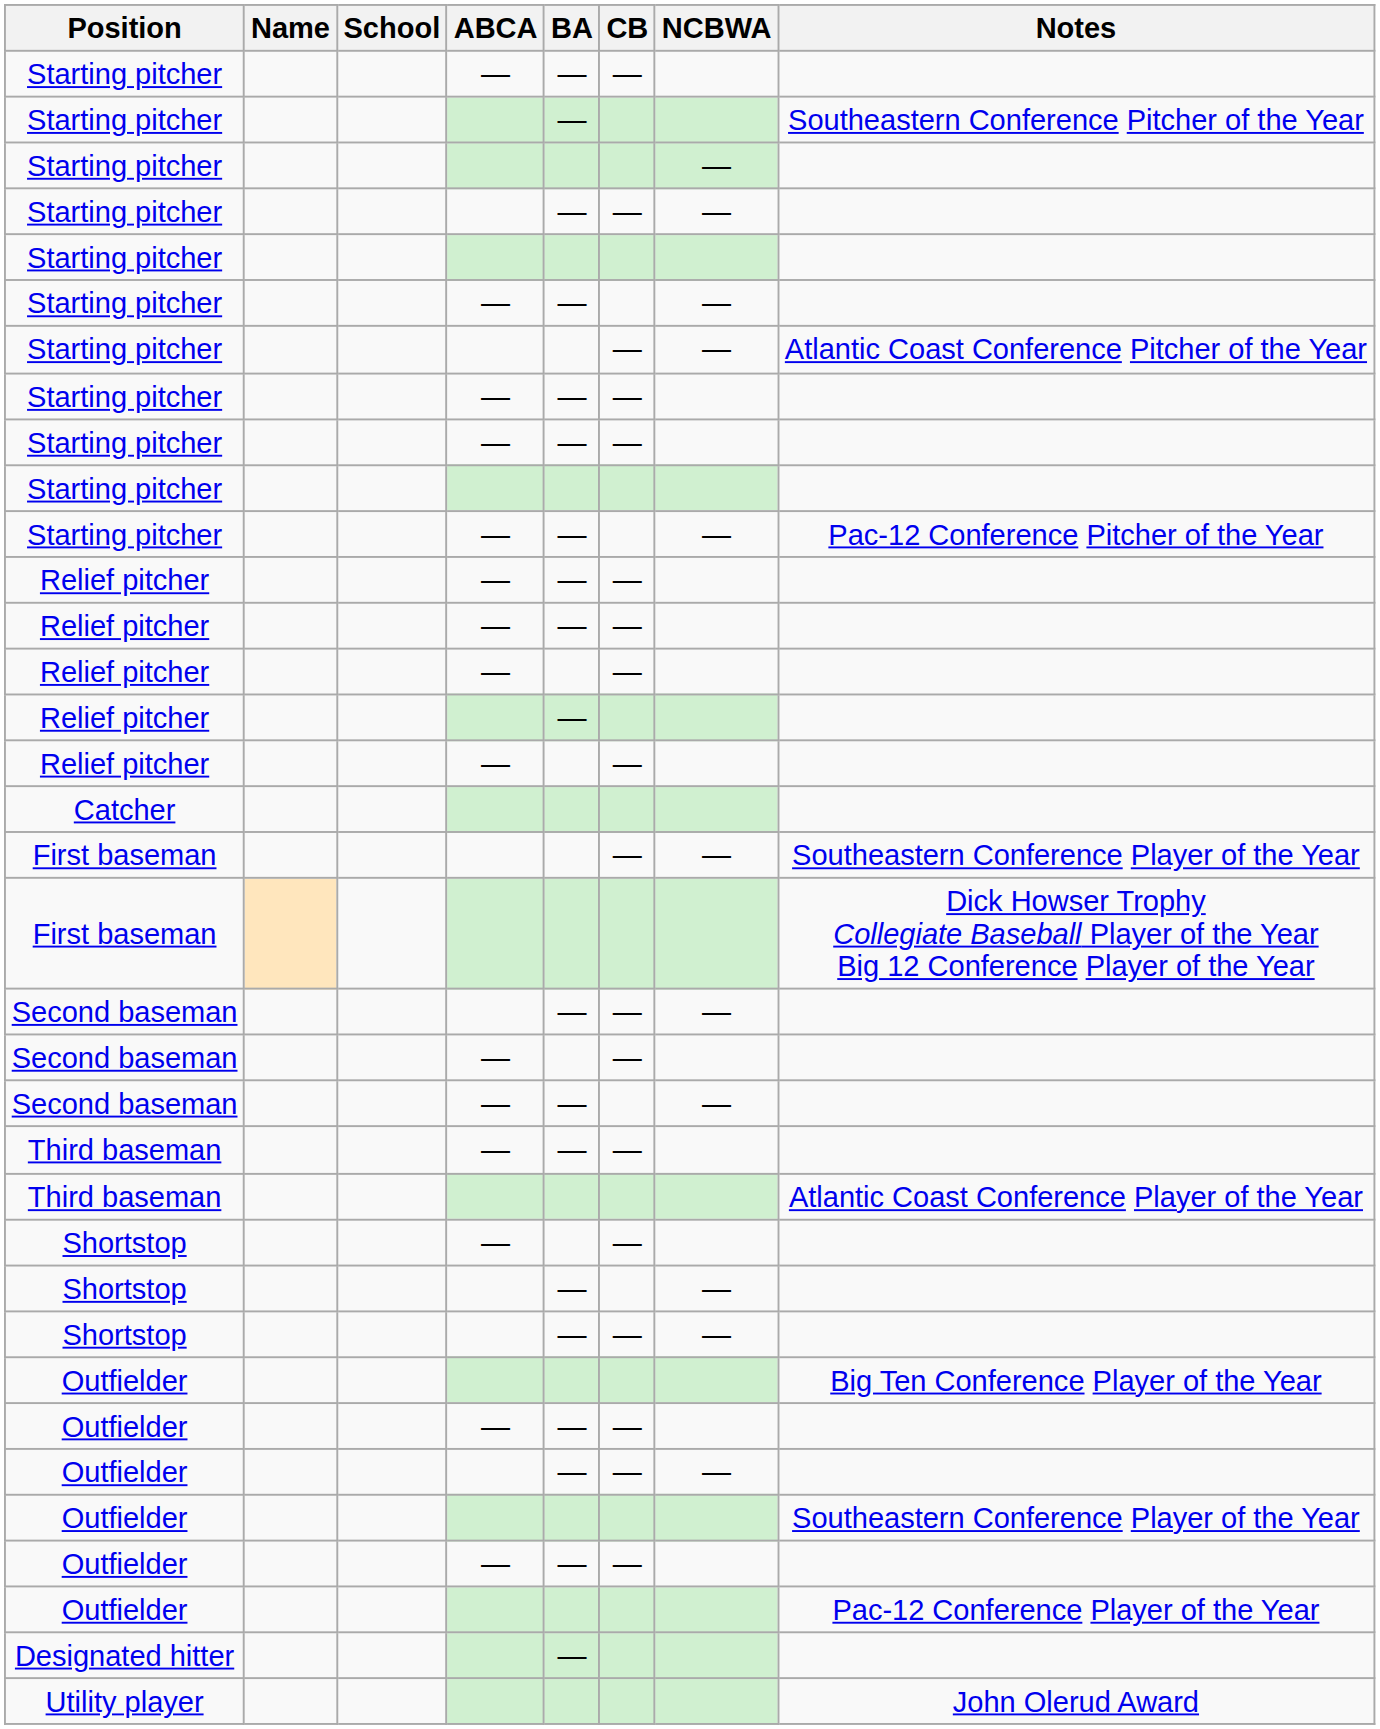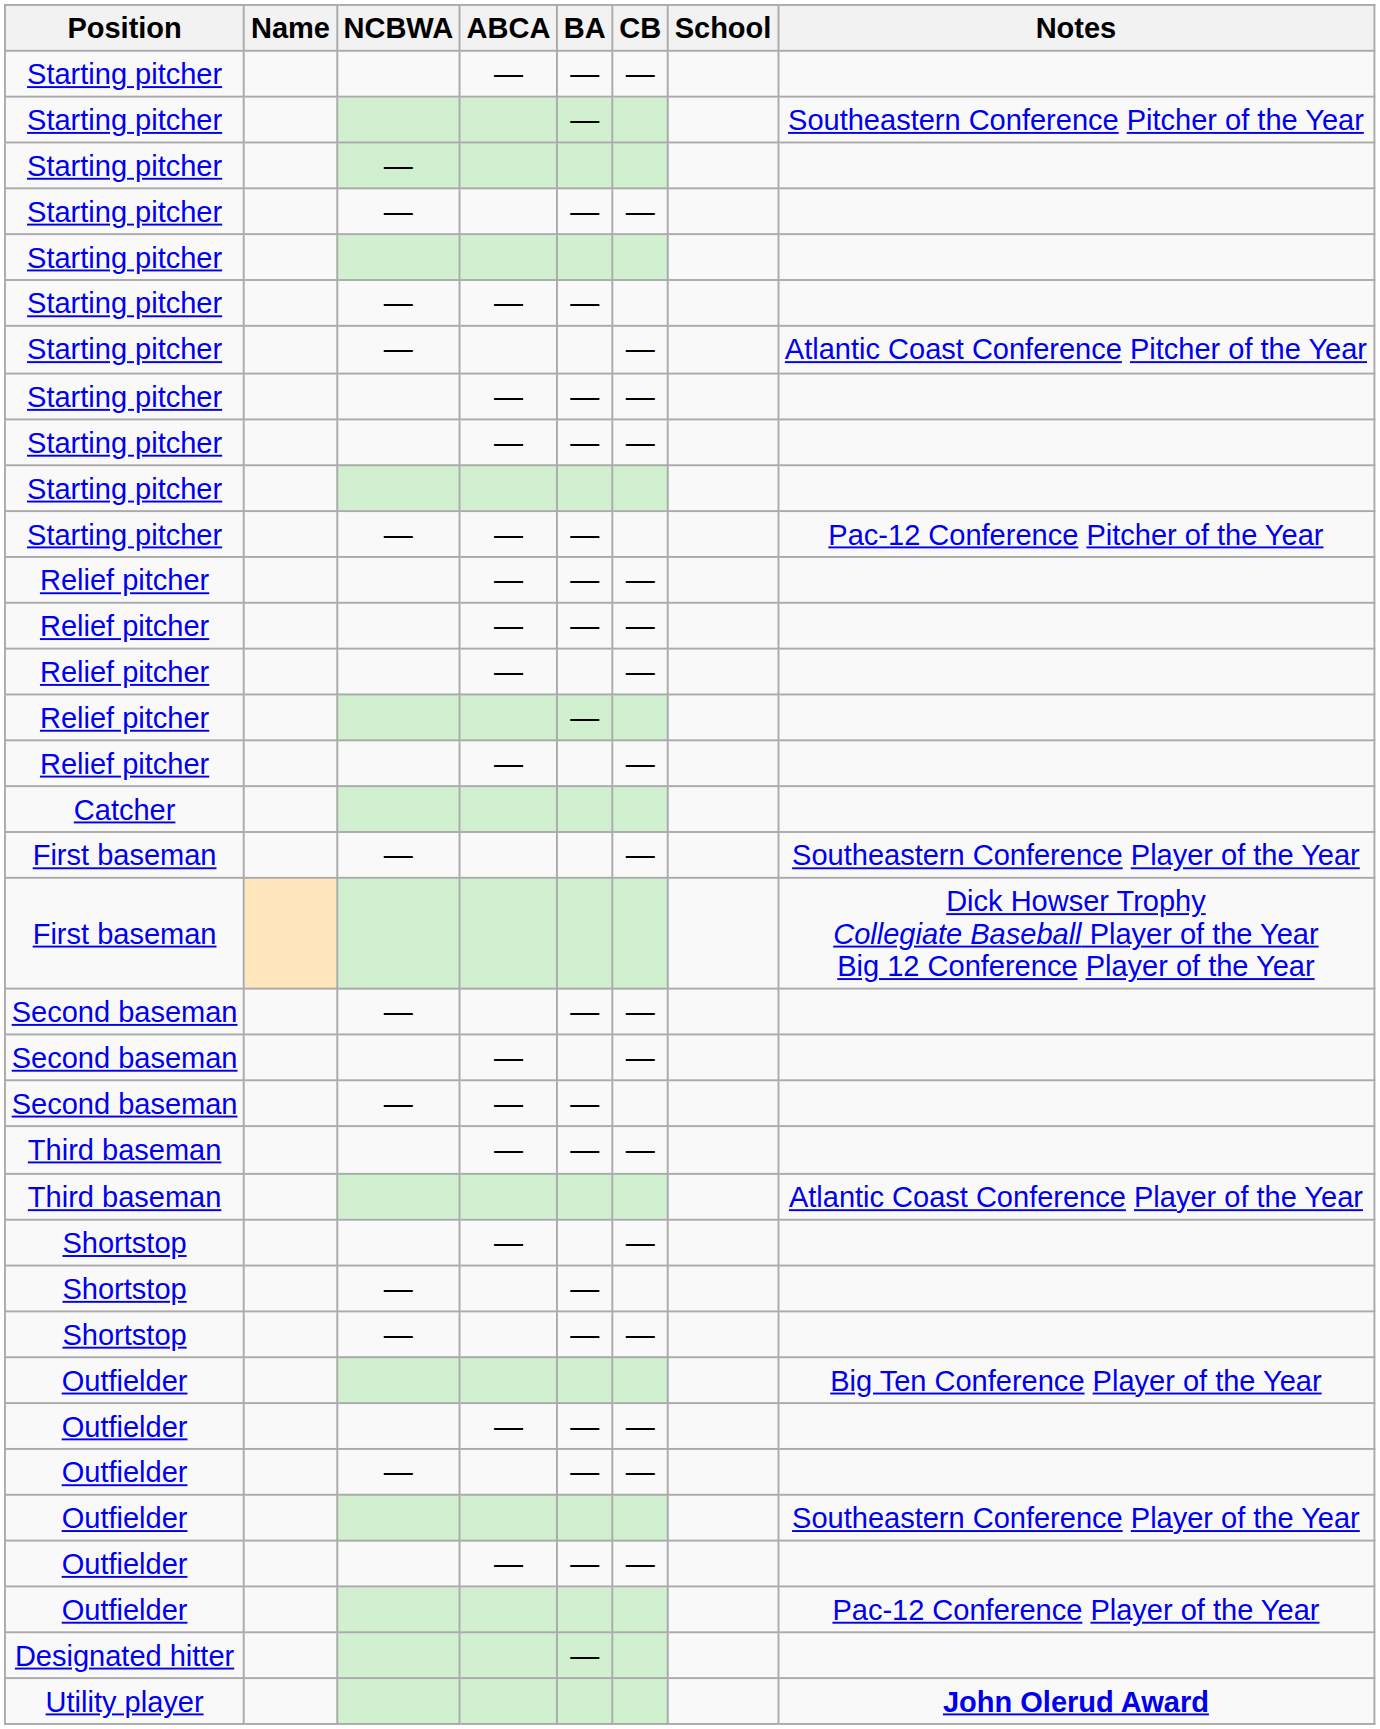columns swapped: (392, 28) <-> (717, 28)
(1076, 1702) normal -> (1076, 1702) bold
